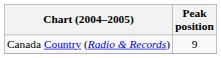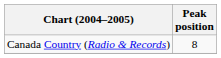(194, 44) 9 -> (194, 44) 8
